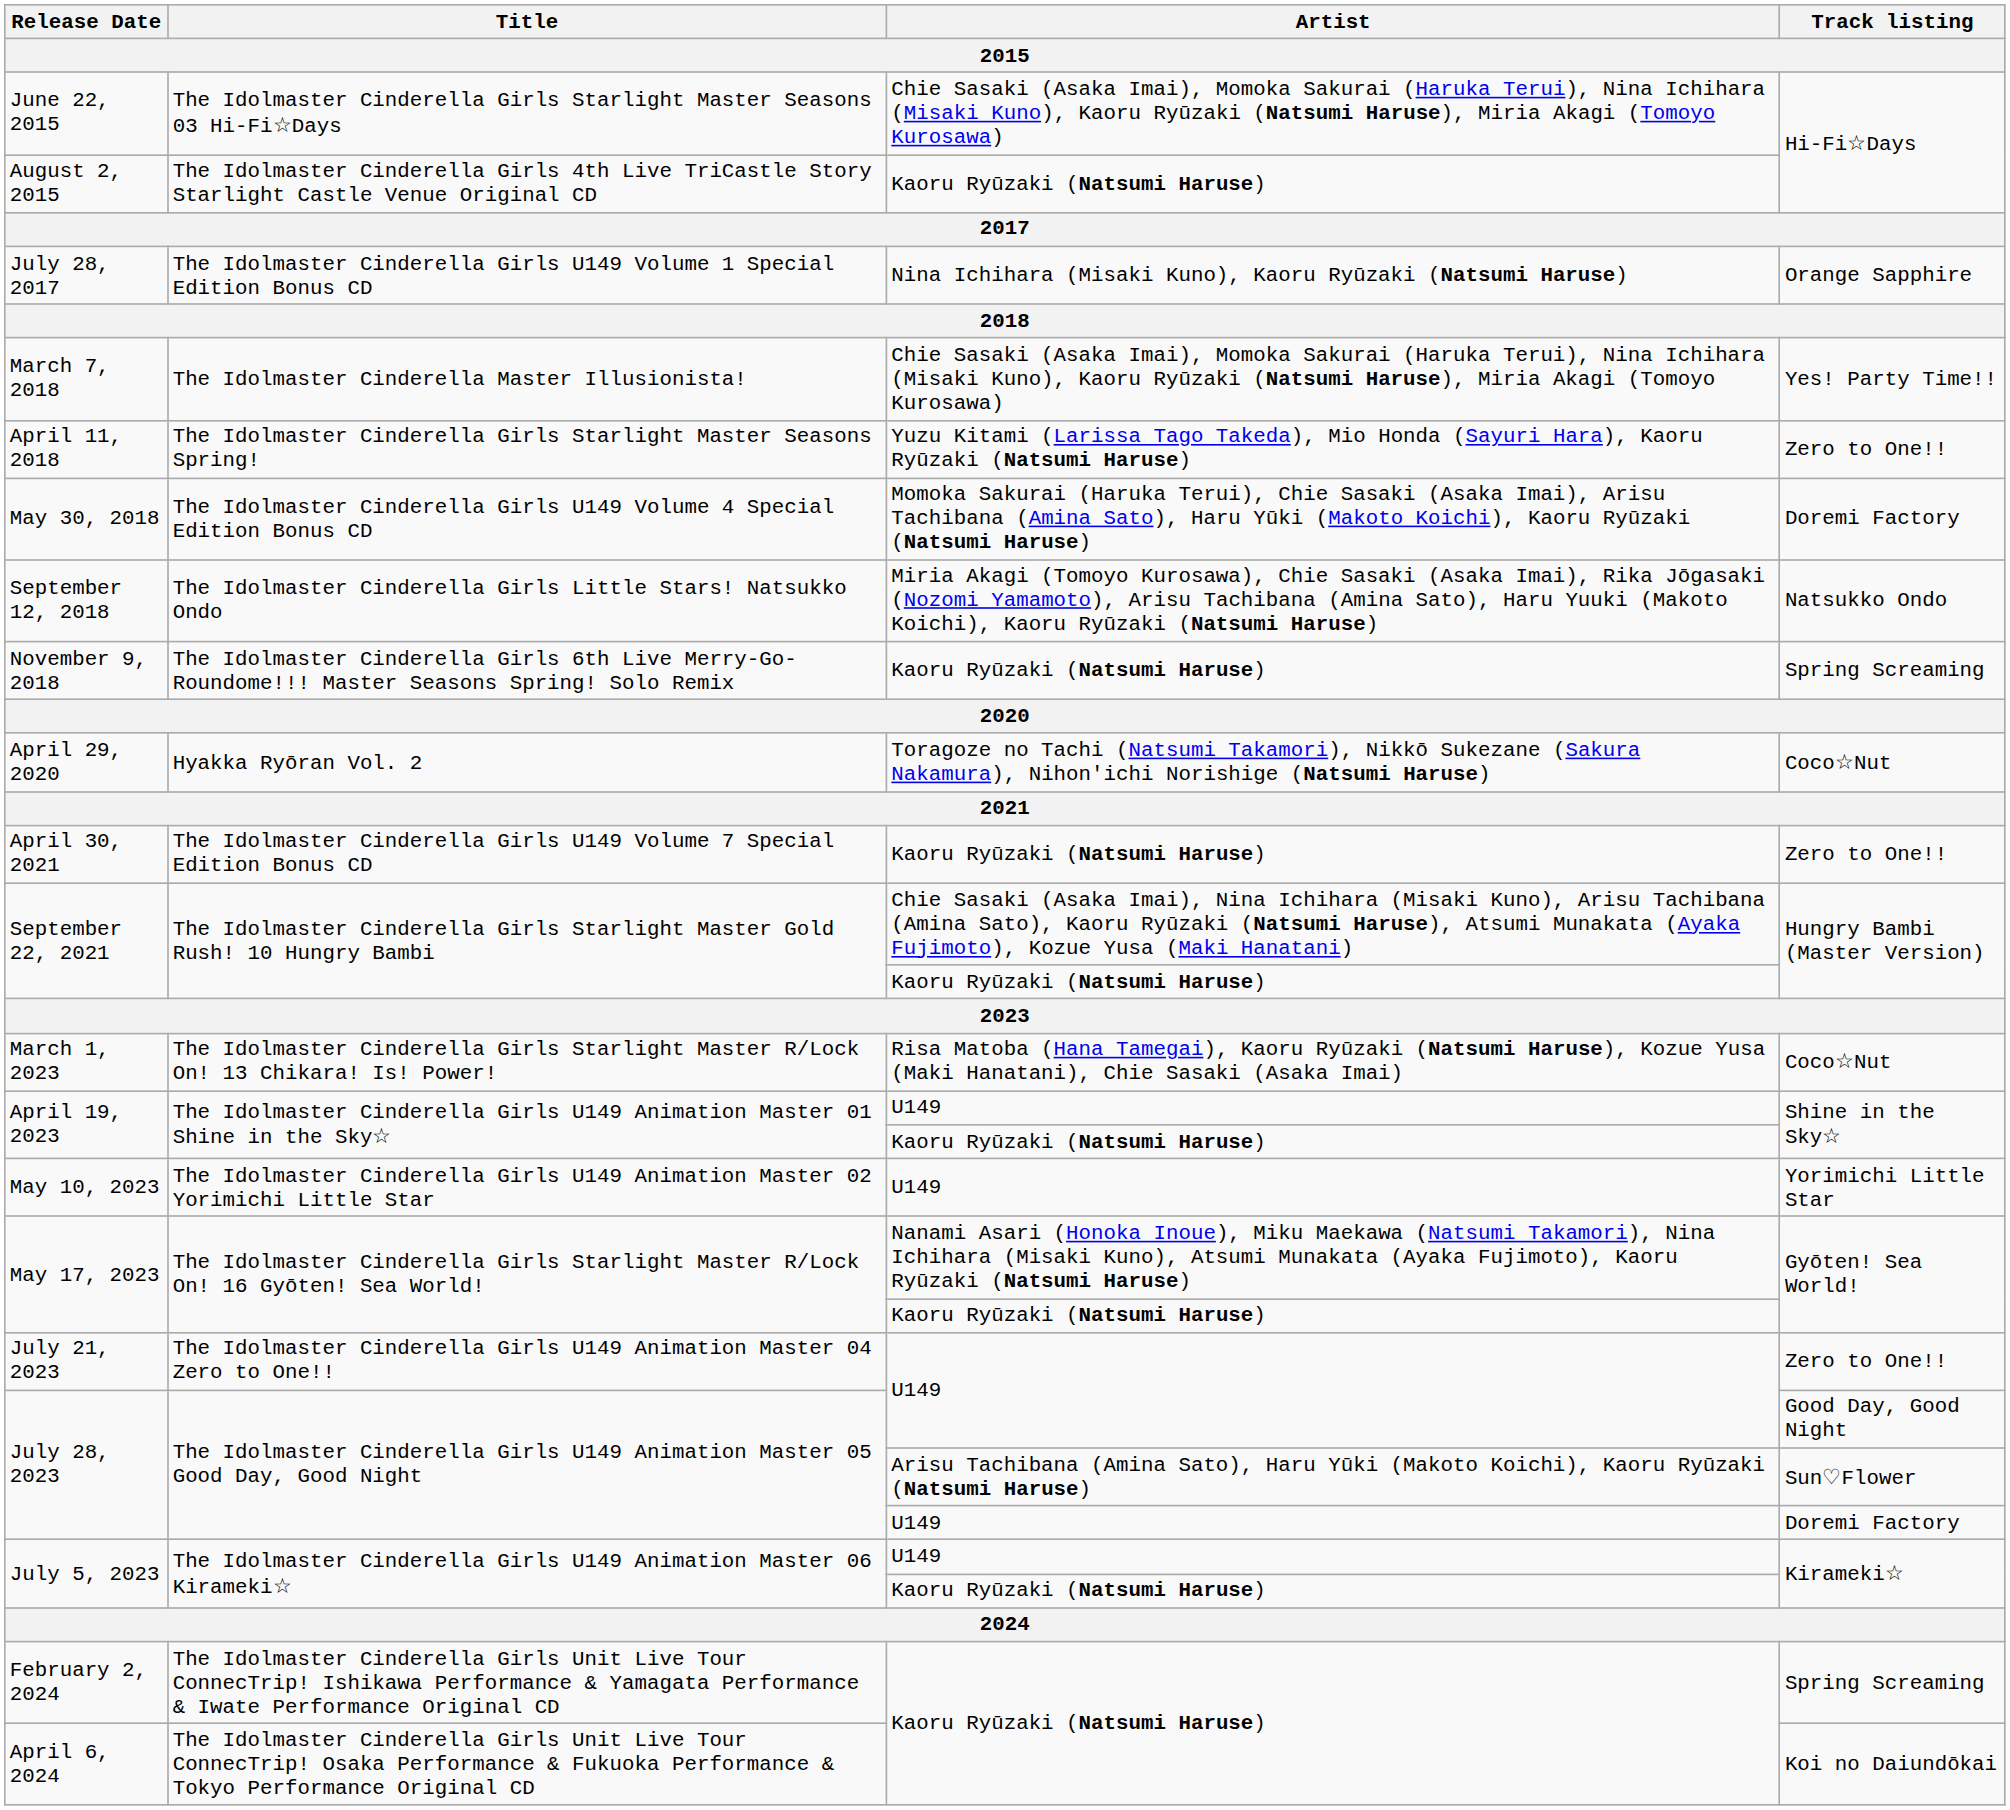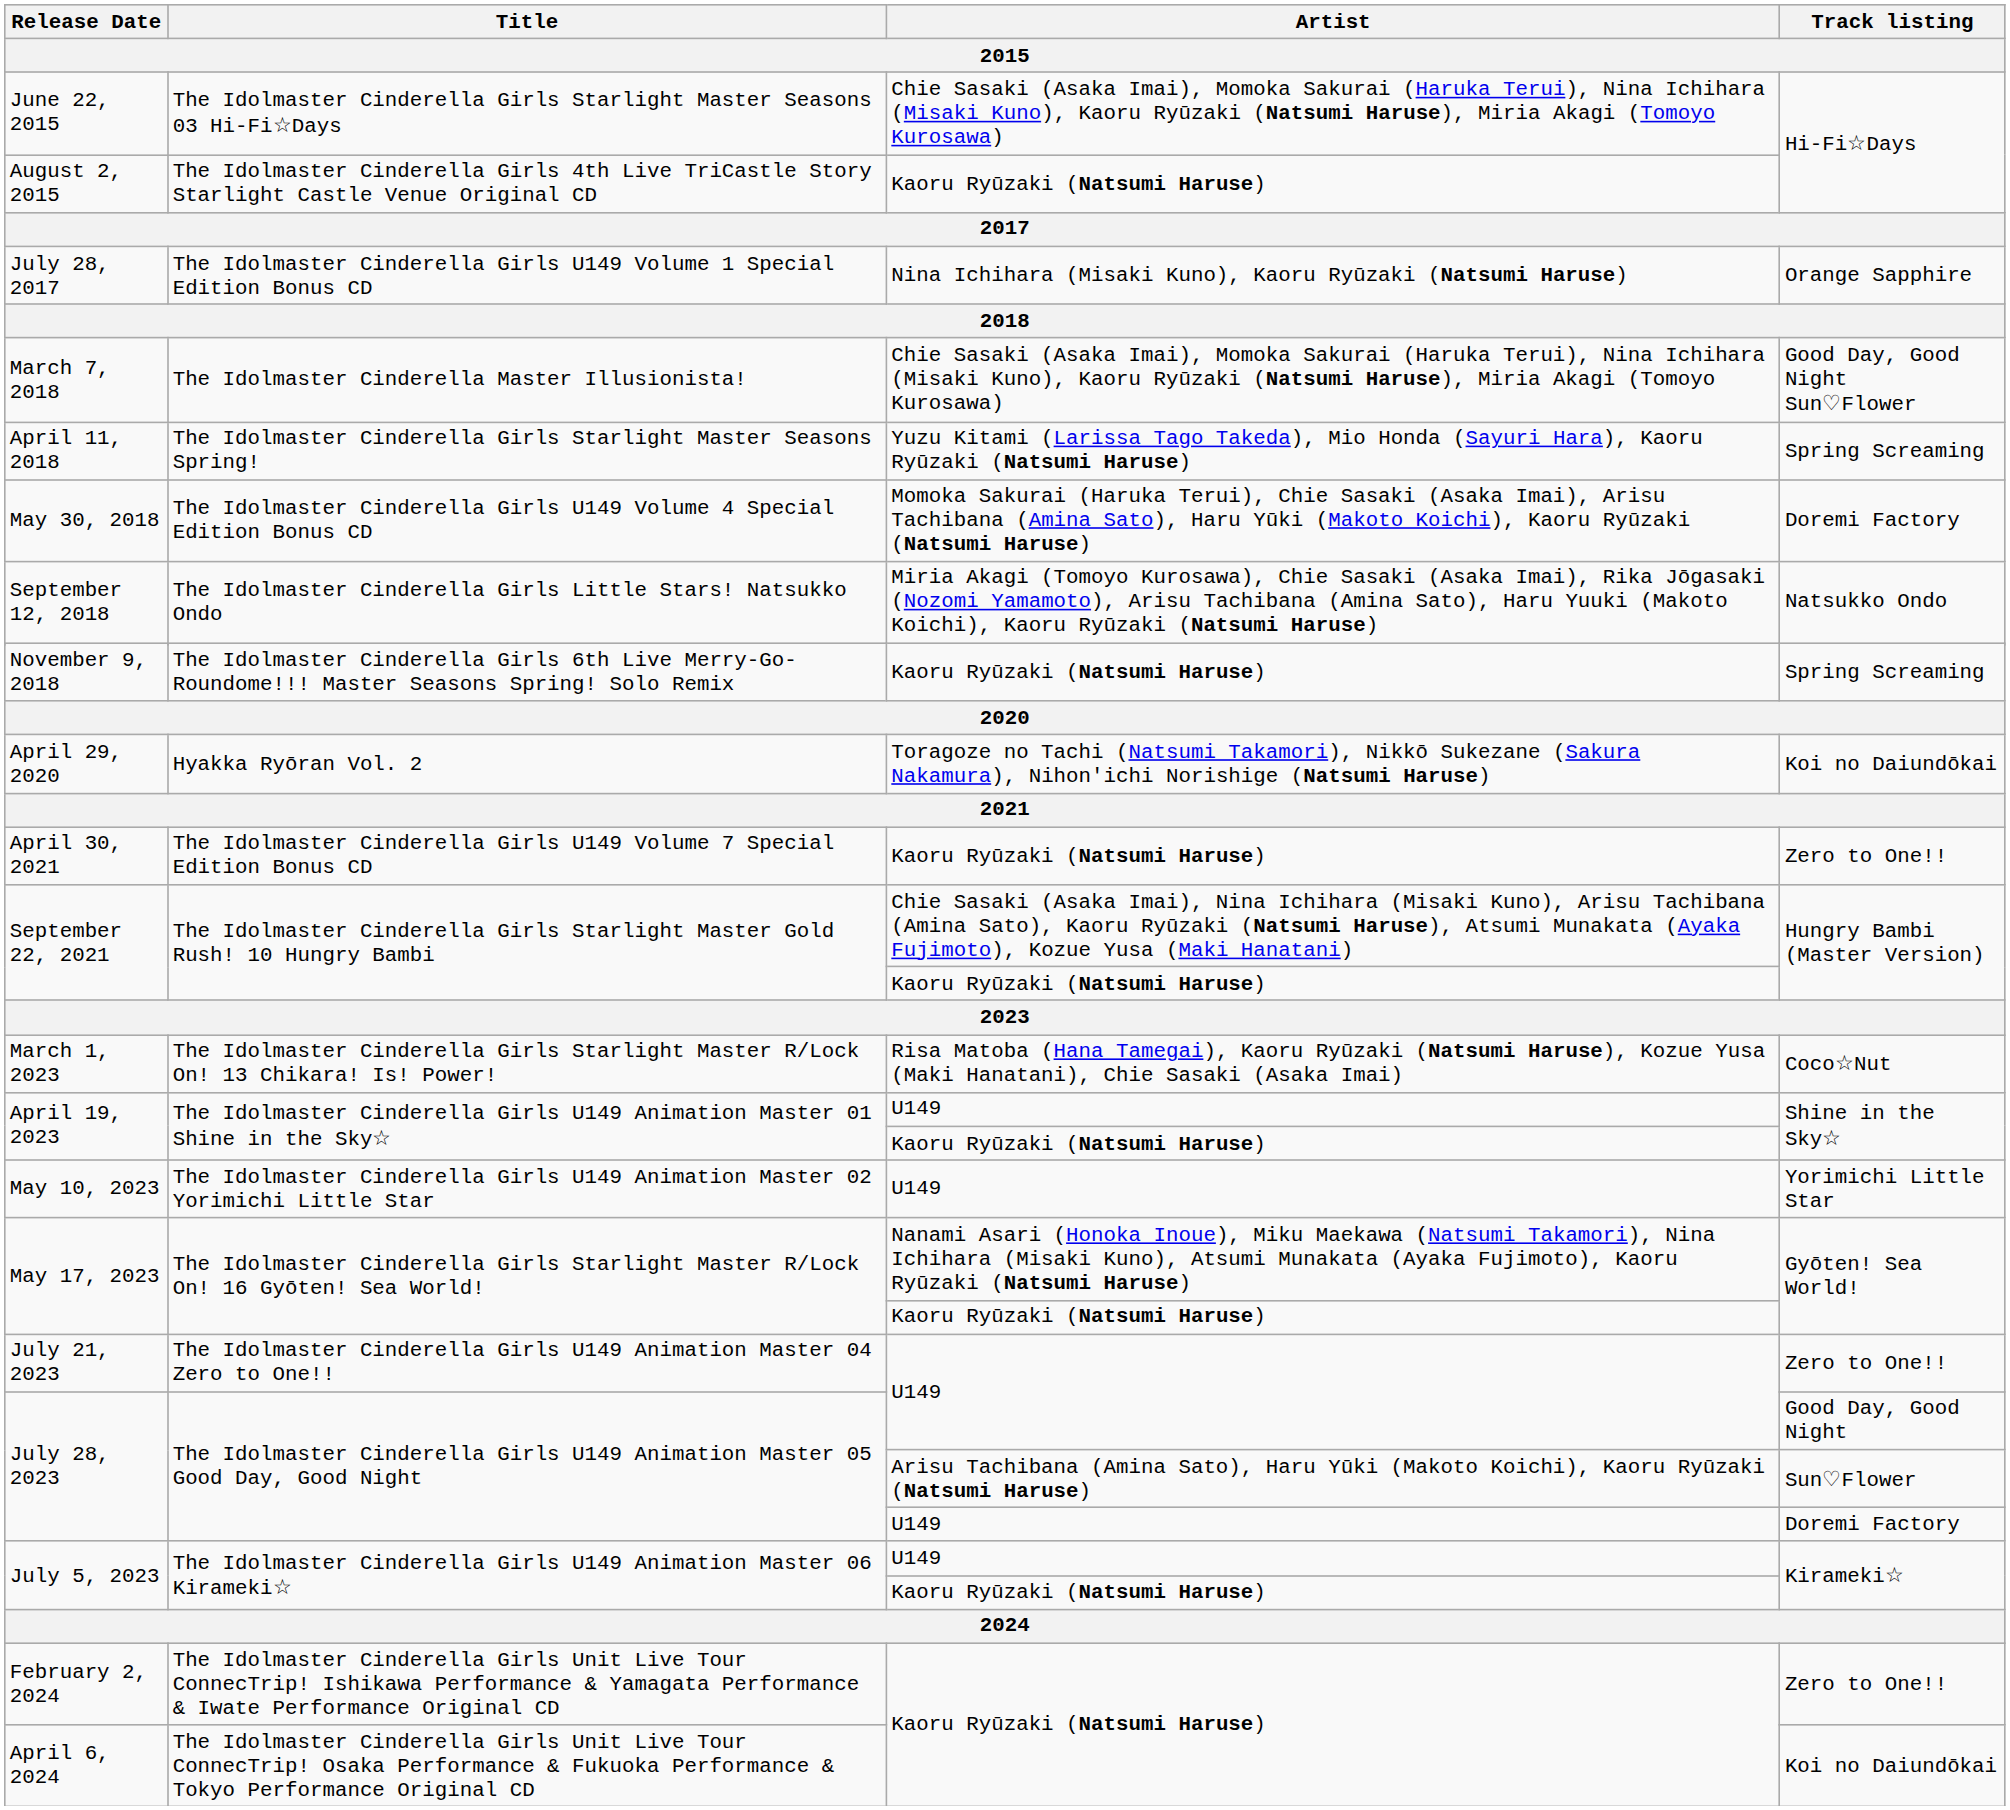(1891, 379) Yes! Party Time!! -> (1872, 380) Good Day, Good Night Sun♡Flower
(1866, 449) Zero to One!! -> (1885, 451) Spring Screaming
(1838, 763) Coco☆Nut -> (1891, 764) Koi no Daiundōkai
(1885, 1683) Spring Screaming -> (1866, 1684) Zero to One!!
